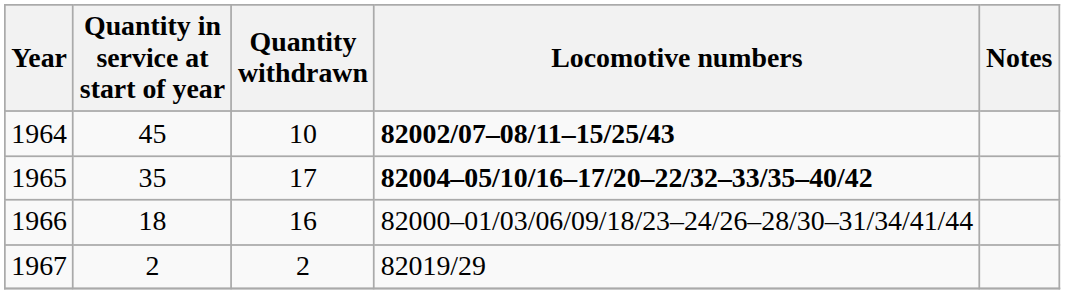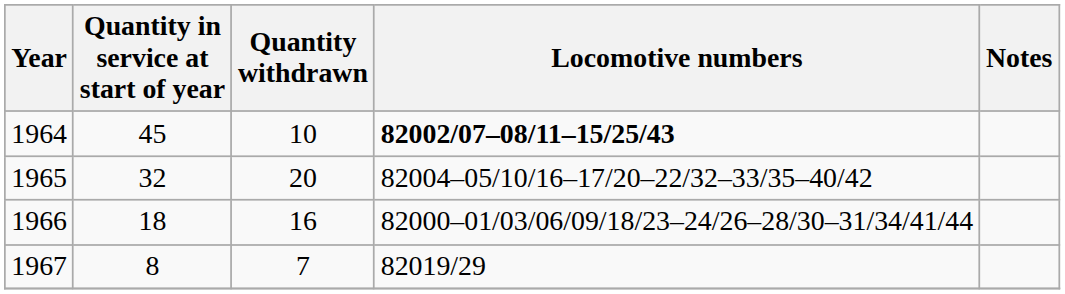(152, 177) 35 -> (152, 177) 32
(303, 177) 17 -> (303, 177) 20
(627, 177) bold -> (627, 177) normal
(152, 265) 2 -> (152, 265) 8
(303, 265) 2 -> (303, 265) 7
